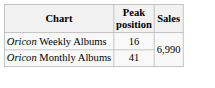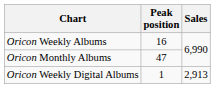(134, 58) 41 -> (161, 58) 47
+ row: (73, 74)
